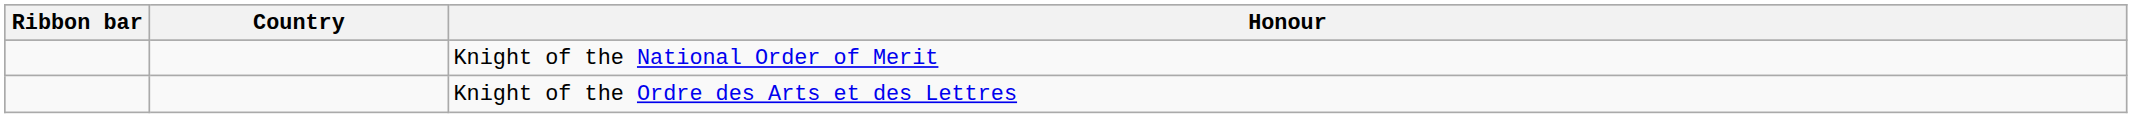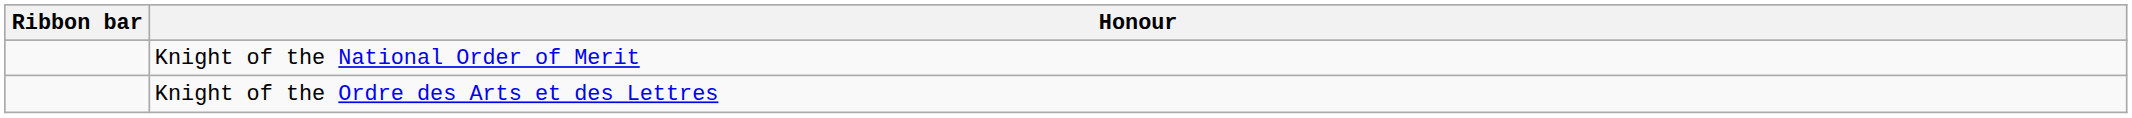- column: (299, 23)
